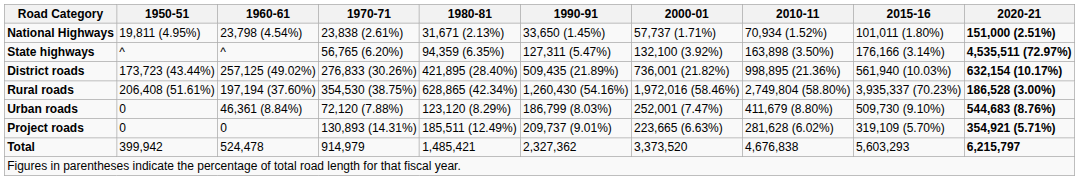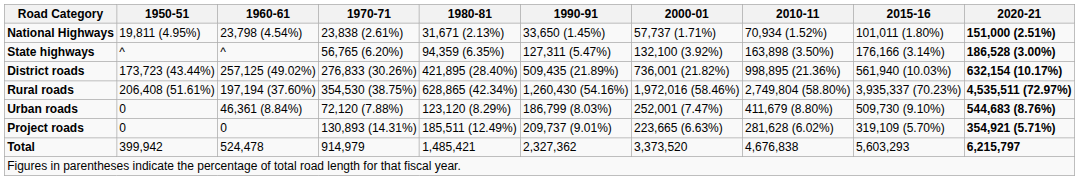(1019, 52) 4,535,511 (72.97%) -> (1011, 52) 186,528 (3.00%)
(1011, 90) 186,528 (3.00%) -> (1019, 90) 4,535,511 (72.97%)
